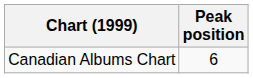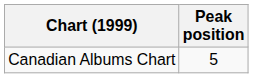(214, 60) 6 -> (214, 60) 5
